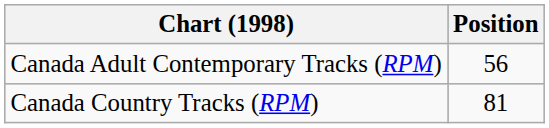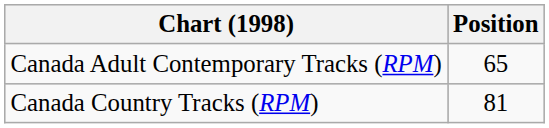(496, 63) 56 -> (496, 63) 65
